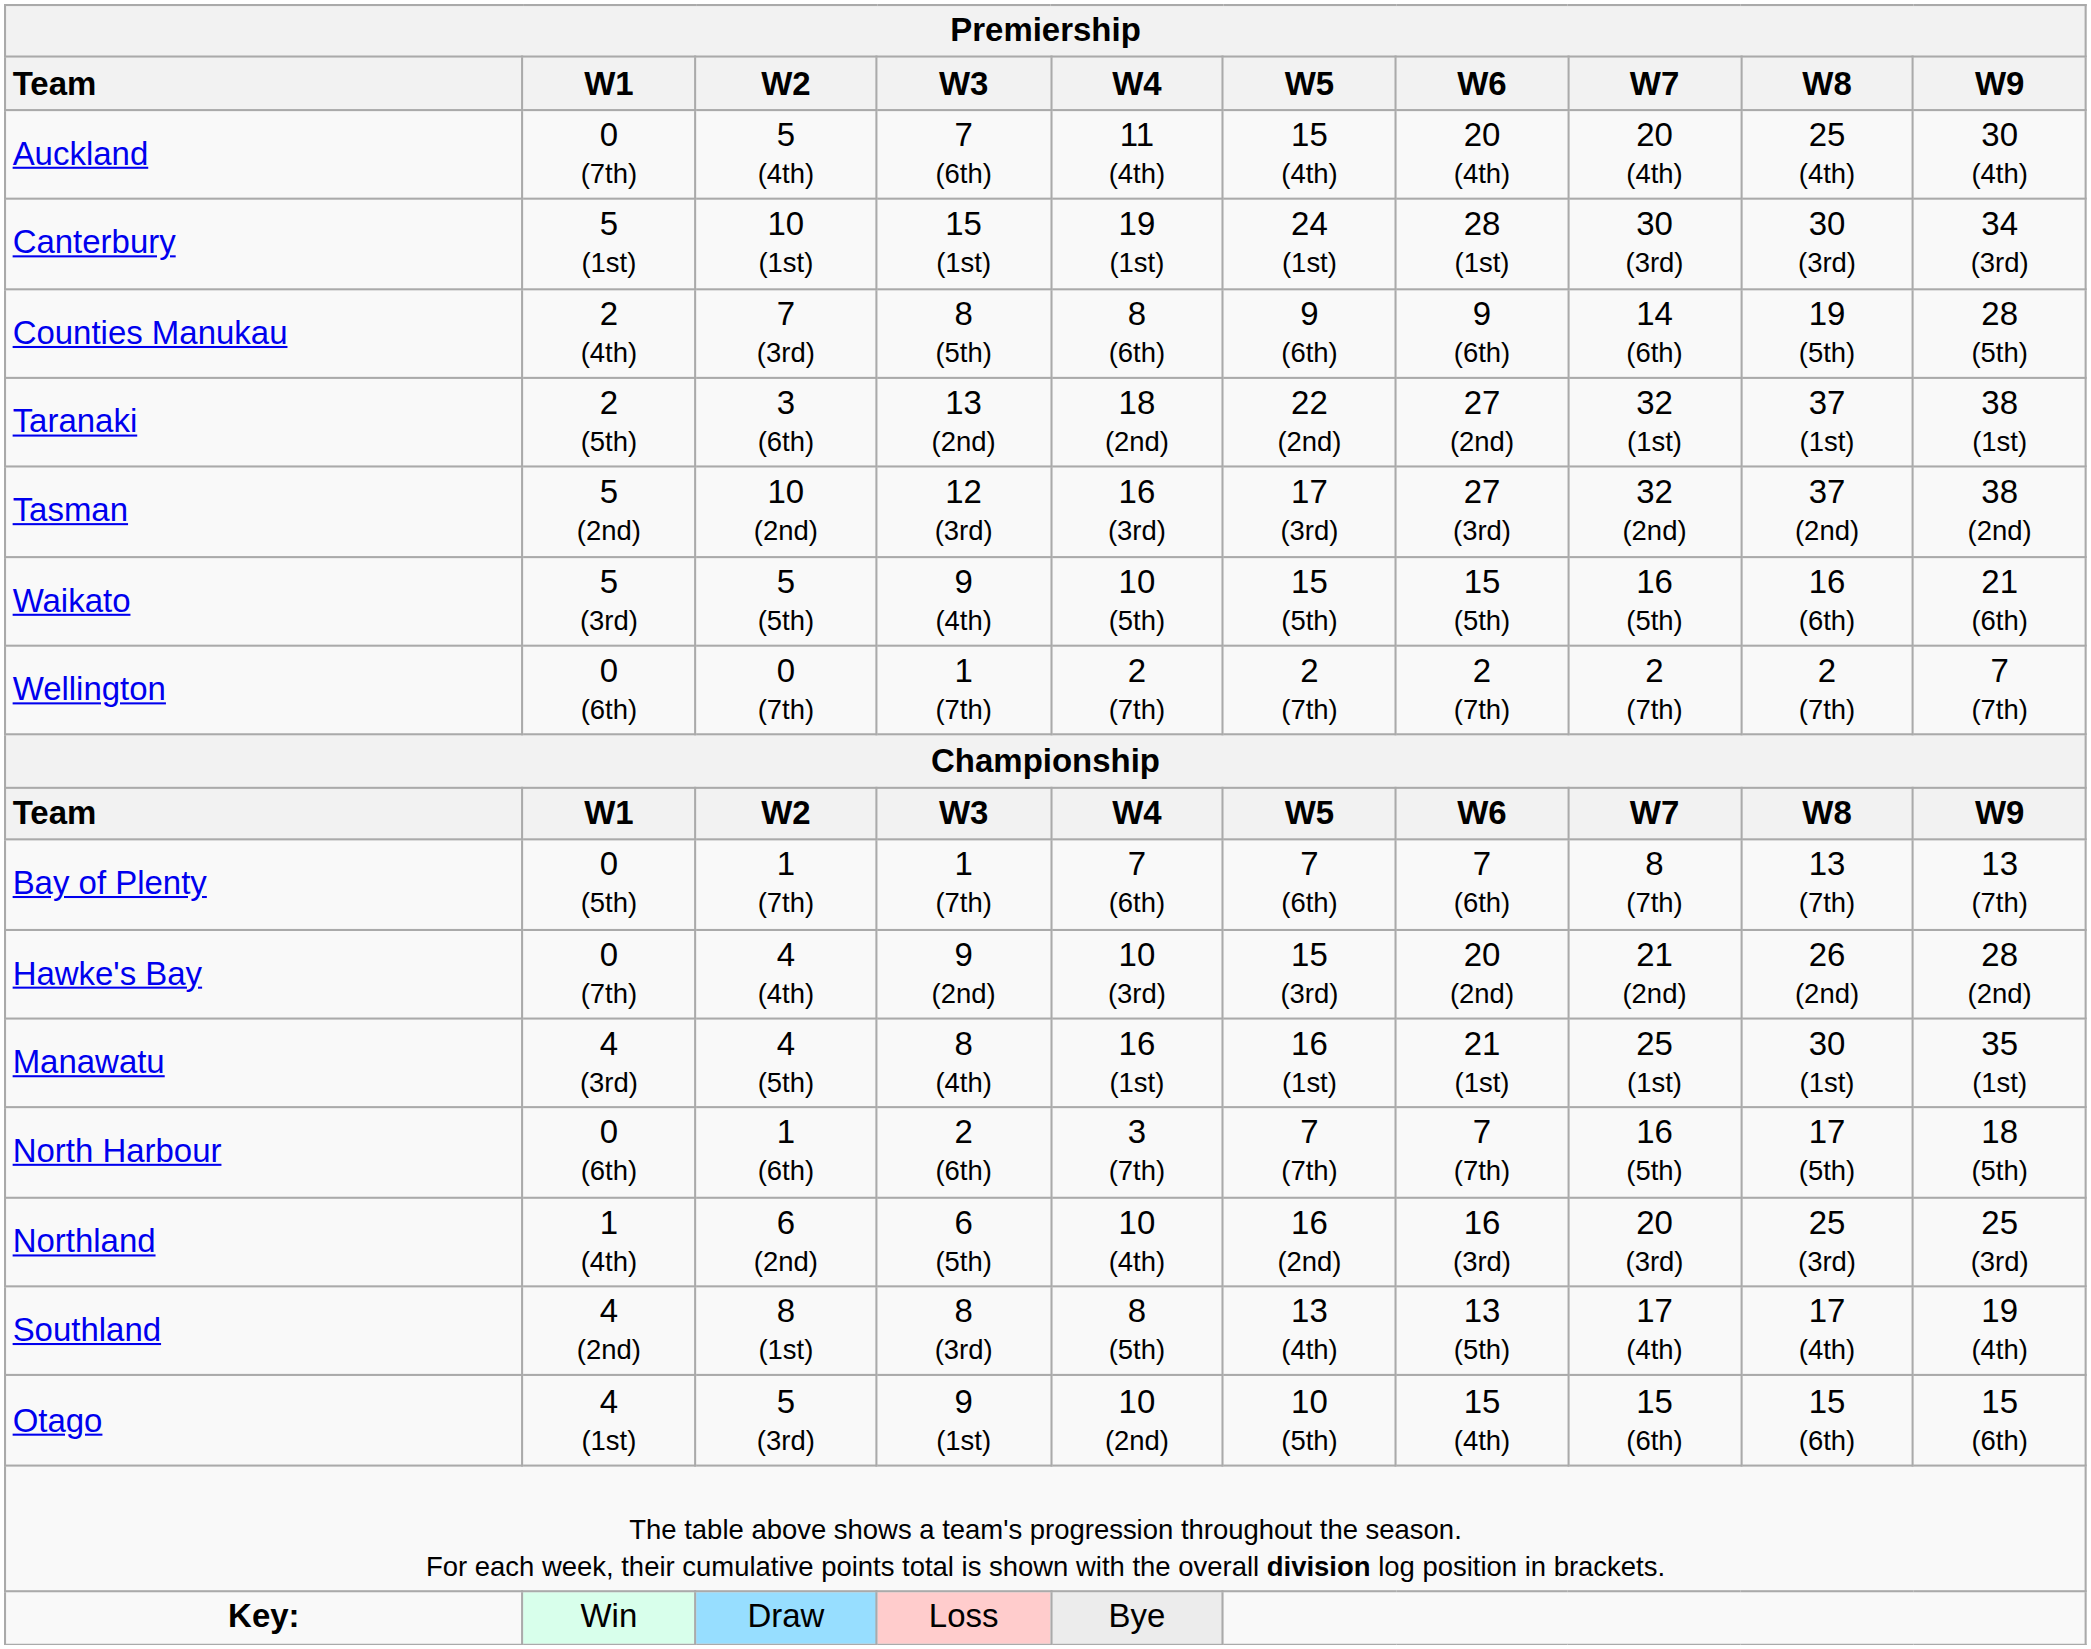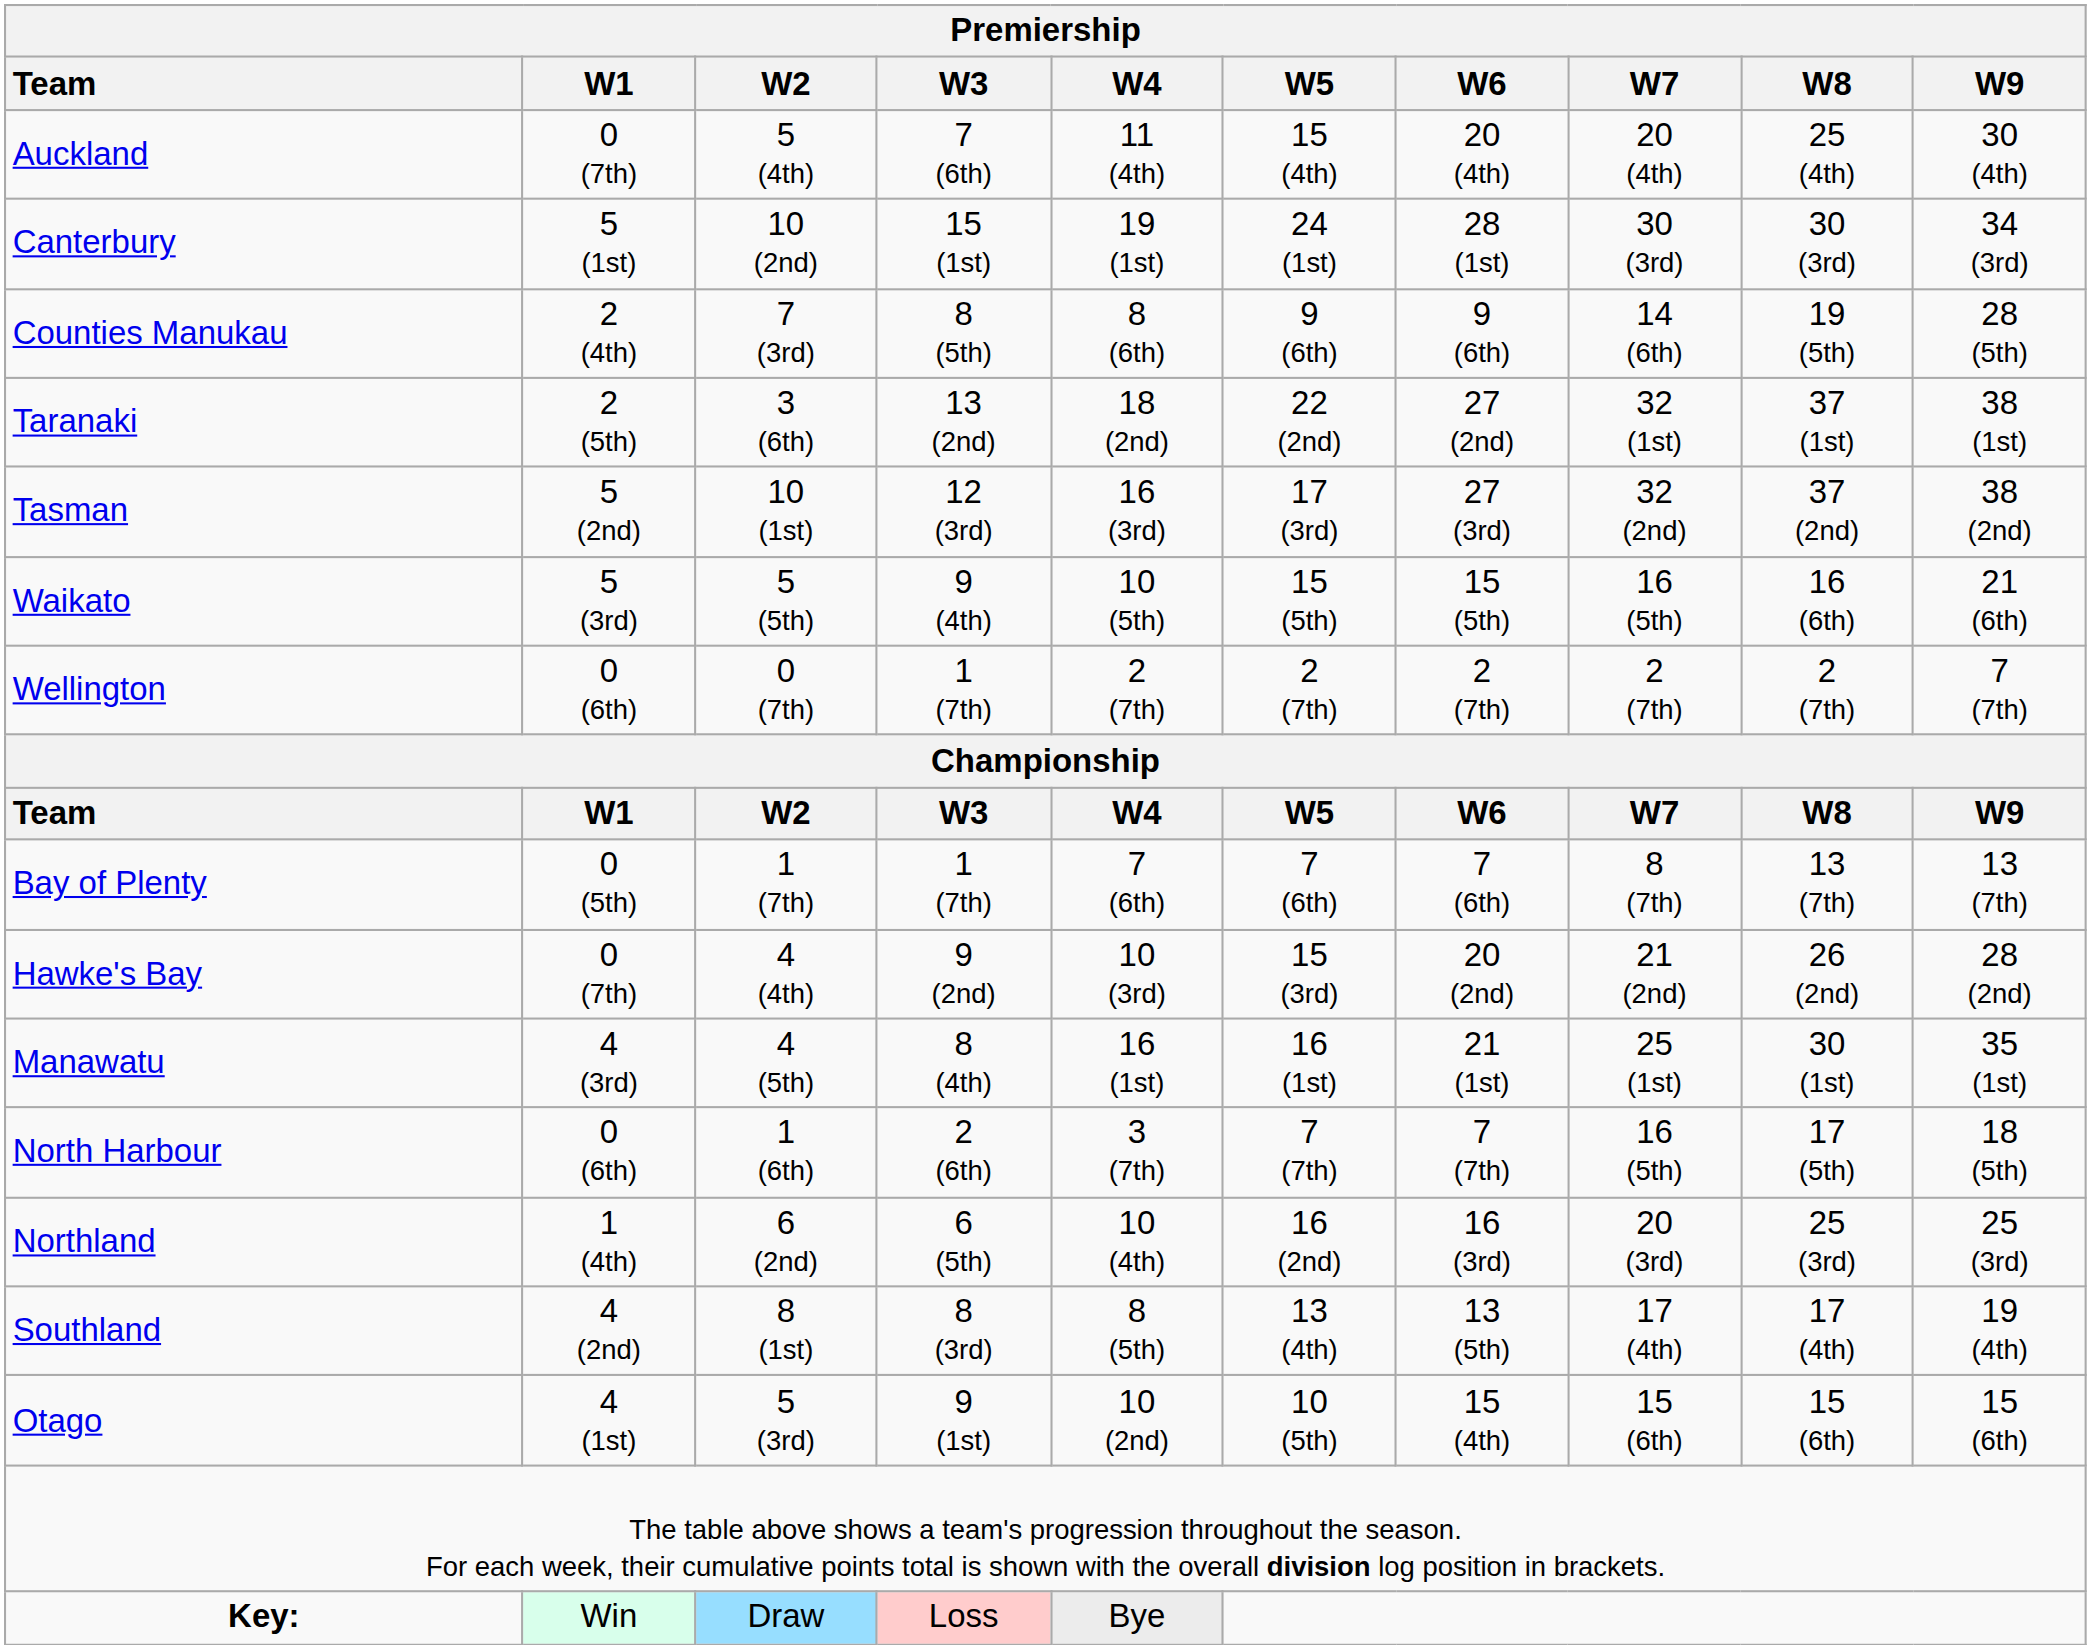(786, 243) 10 (1st) -> (786, 243) 10 (2nd)
(786, 511) 10 (2nd) -> (786, 511) 10 (1st)
